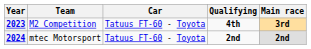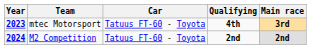(63, 24) M2 Competition -> (65, 24) mtec Motorsport
(65, 37) mtec Motorsport -> (63, 37) M2 Competition
